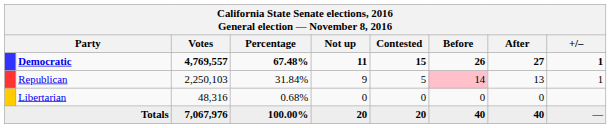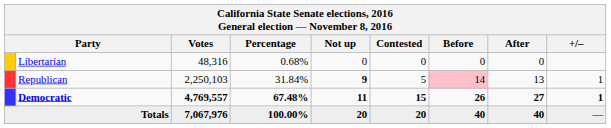rows swapped: (45, 61) <-> (42, 97)
(365, 79) normal -> (365, 79) bold
